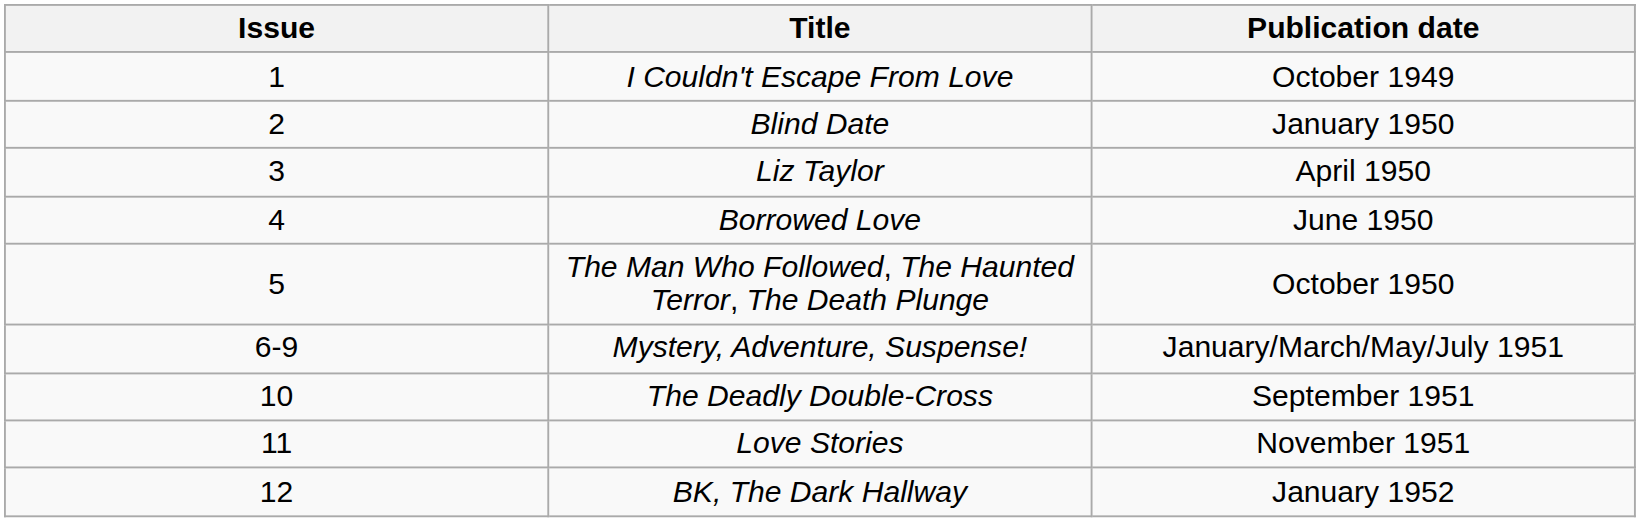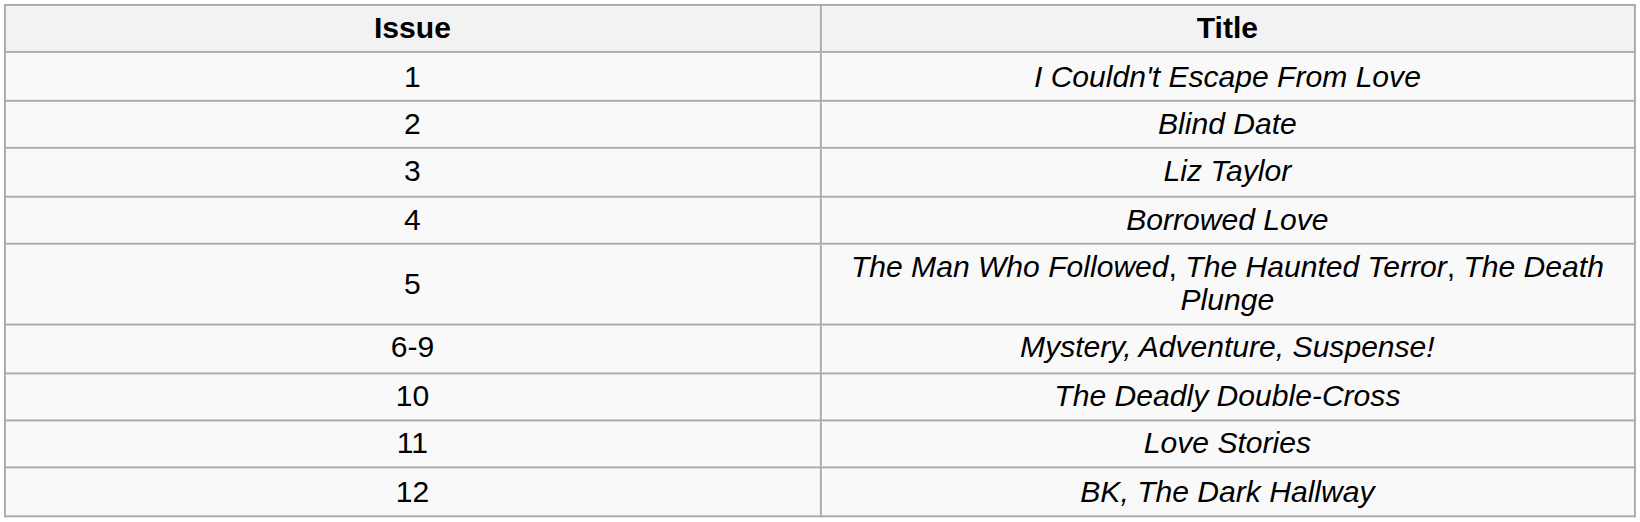- column: (1363, 28)
